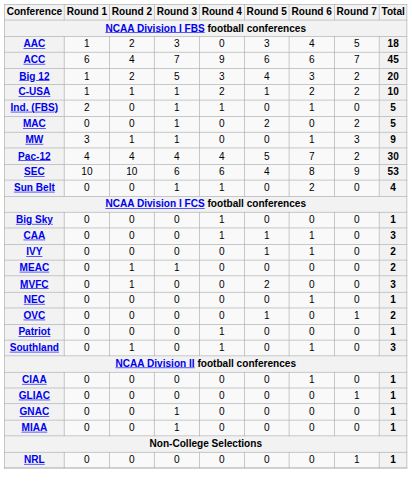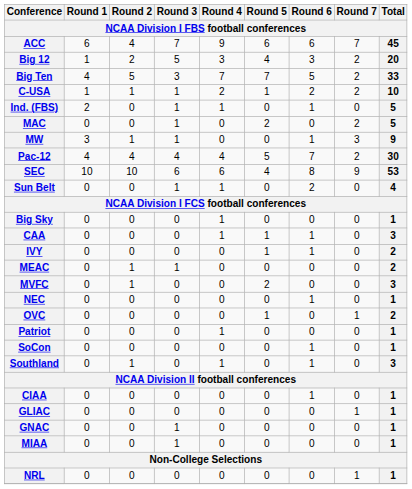- row: (34, 44)
+ row: (34, 76)
+ row: (34, 348)
